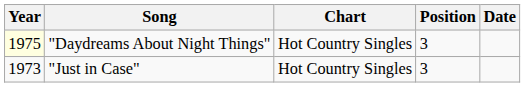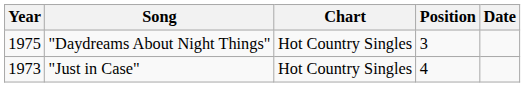(25, 43) lightyellow background -> (25, 43) no background
(424, 69) 3 -> (424, 69) 4
